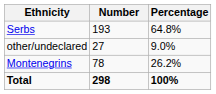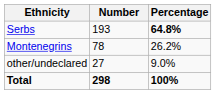(166, 30) normal -> (166, 30) bold
rows swapped: (39, 64) <-> (47, 47)
